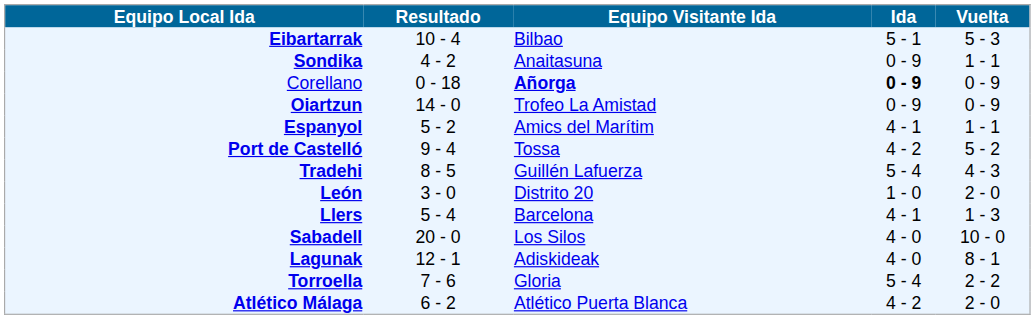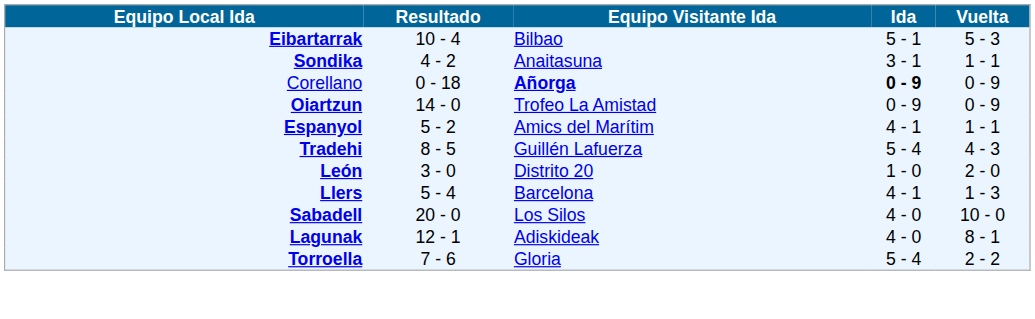(904, 60) 0 - 9 -> (904, 60) 3 - 1
- row: (295, 148)
- row: (298, 303)
